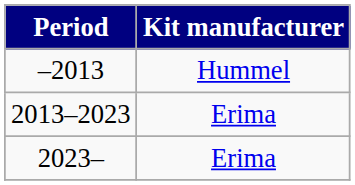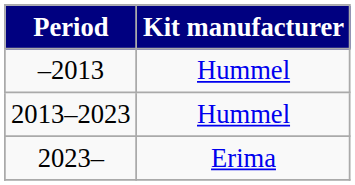(244, 114) Erima -> (244, 114) Hummel
